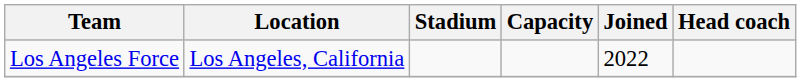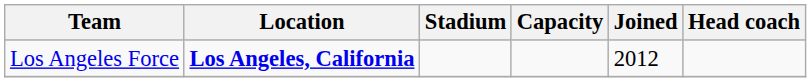(297, 58) normal -> (302, 58) bold
(626, 58) 2022 -> (636, 58) 2012
